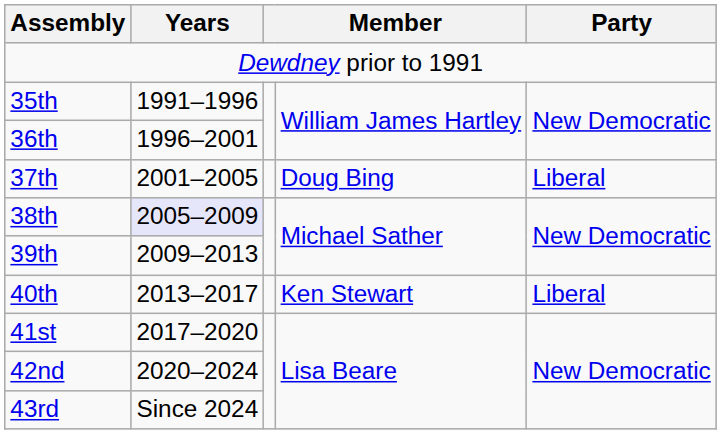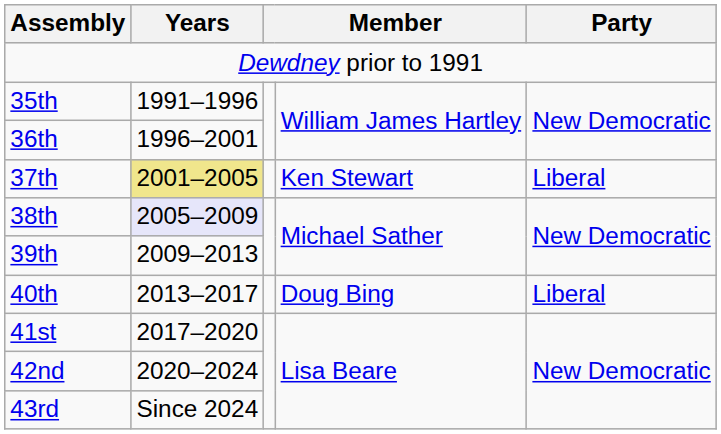(197, 178) no background -> (197, 178) khaki background
(337, 178) Doug Bing -> (347, 178) Ken Stewart
(347, 293) Ken Stewart -> (337, 293) Doug Bing
